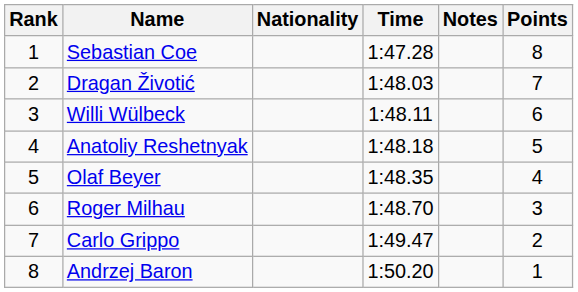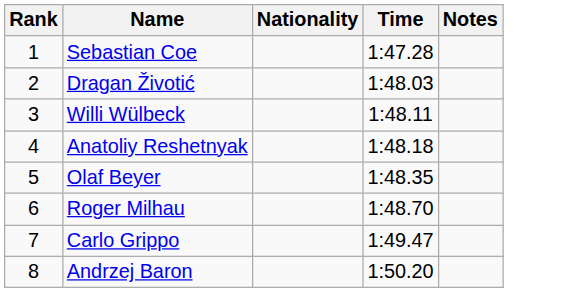- column: (537, 20)
